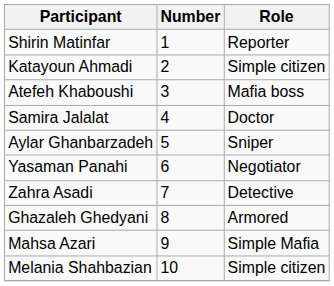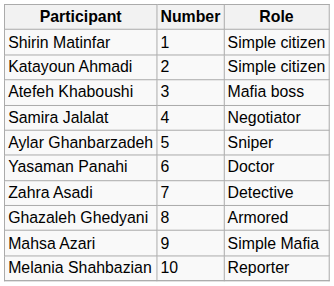(258, 42) Reporter -> (276, 42) Simple citizen
(251, 117) Doctor -> (264, 117) Negotiator
(264, 167) Negotiator -> (251, 167) Doctor
(276, 268) Simple citizen -> (258, 268) Reporter
